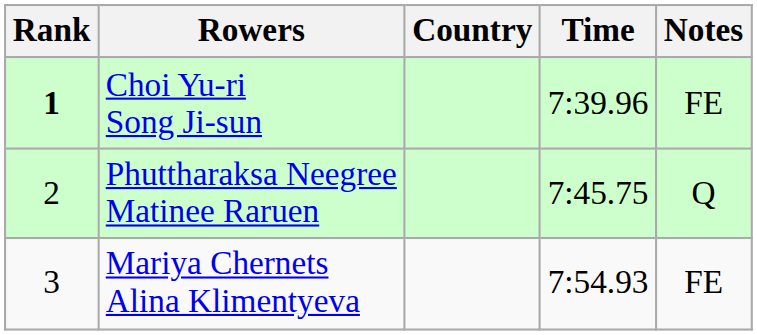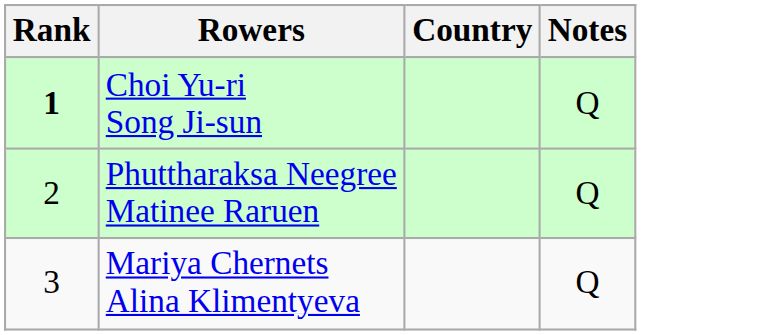- column: (598, 30)
(704, 102) FE -> (587, 102) Q
(704, 282) FE -> (587, 282) Q
